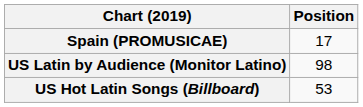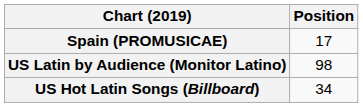(324, 89) 53 -> (324, 89) 34
